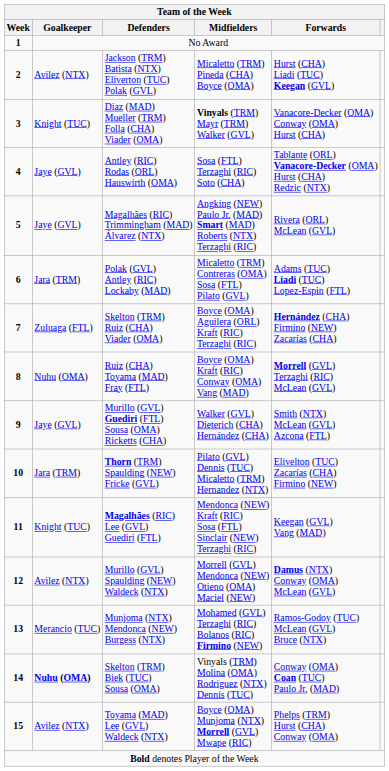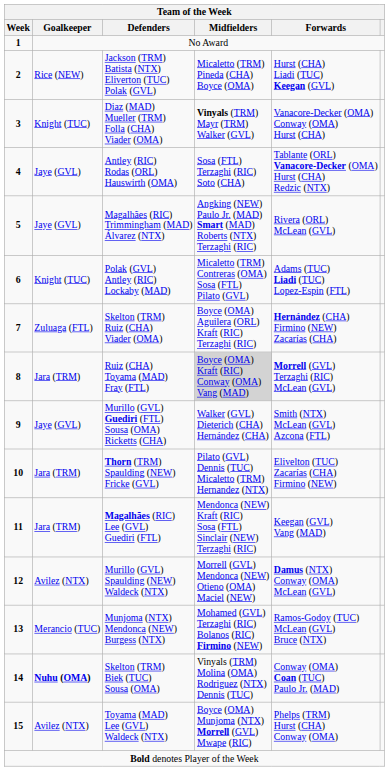(62, 75) Avilez (NTX) -> (59, 75) Rice (NEW)
(57, 279) Jara (TRM) -> (62, 279) Knight (TUC)
(61, 376) Nuhu (OMA) -> (57, 376) Jara (TRM)
(229, 376) no background -> (229, 376) lightgrey background
(62, 527) Knight (TUC) -> (57, 527) Jara (TRM)
